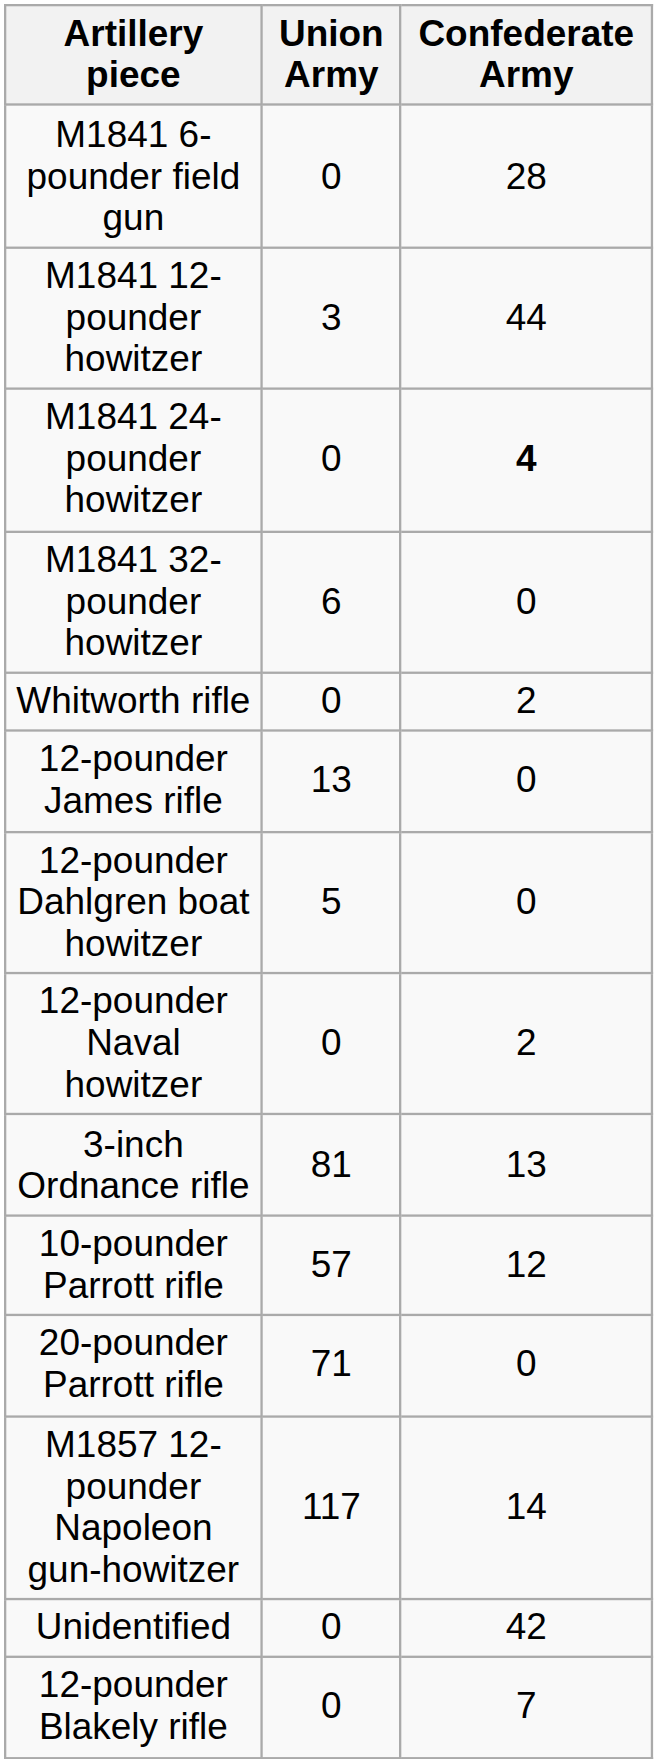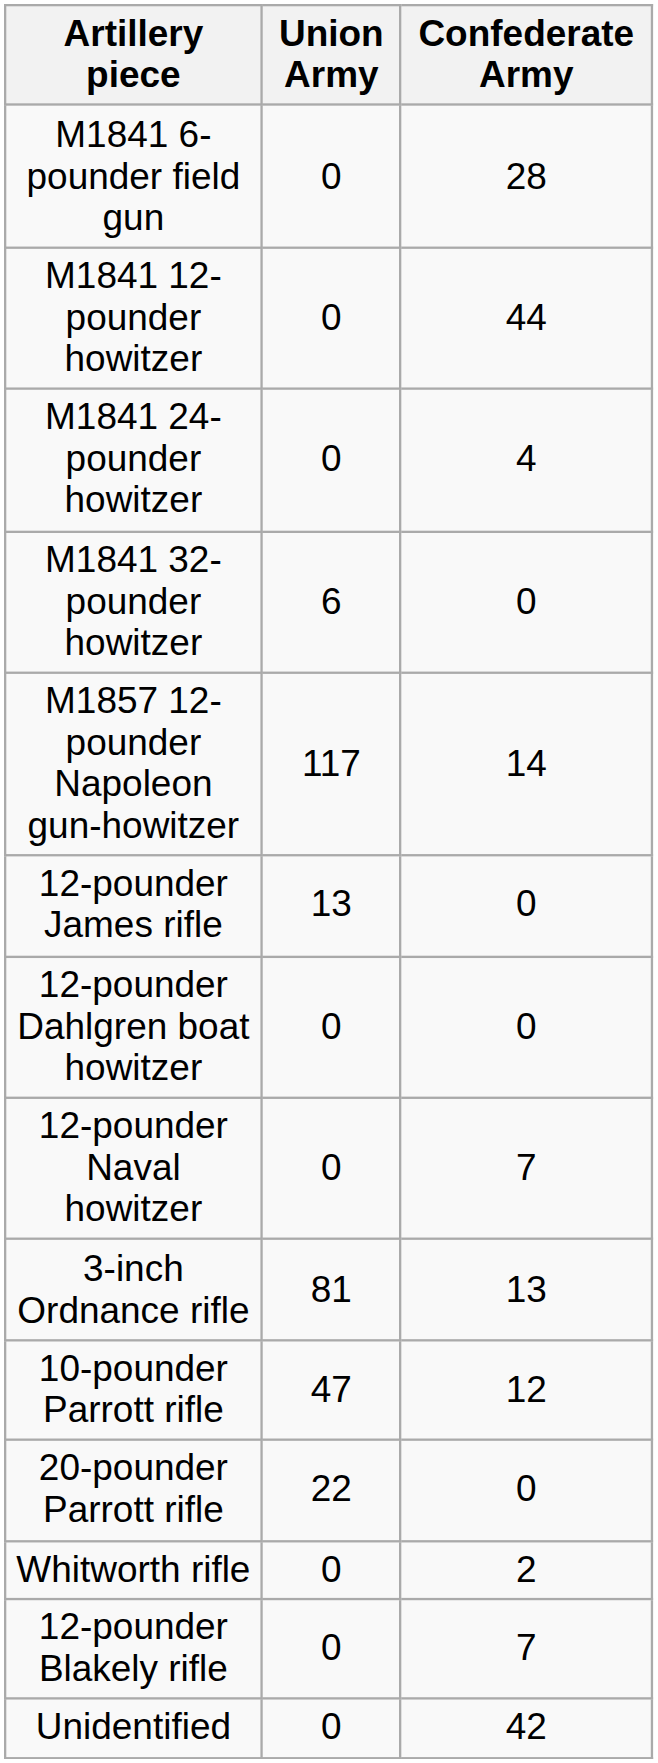(331, 317) 3 -> (331, 317) 0
(526, 459) bold -> (526, 459) normal
rows swapped: (133, 1506) <-> (133, 701)
(331, 901) 5 -> (331, 1026) 0
(526, 1043) 2 -> (526, 1168) 7
(331, 1264) 57 -> (331, 1389) 47
(331, 1364) 71 -> (331, 1489) 22
rows swapped: (133, 1706) <-> (133, 1627)
